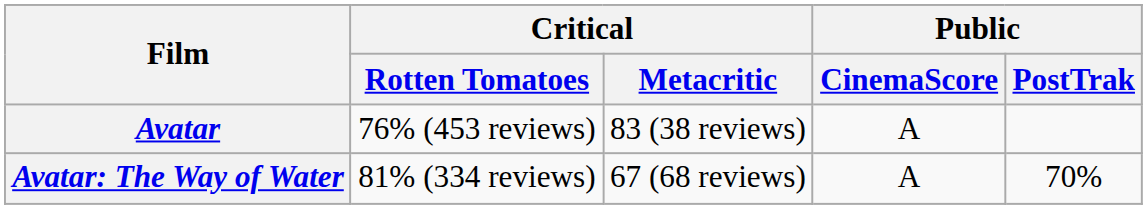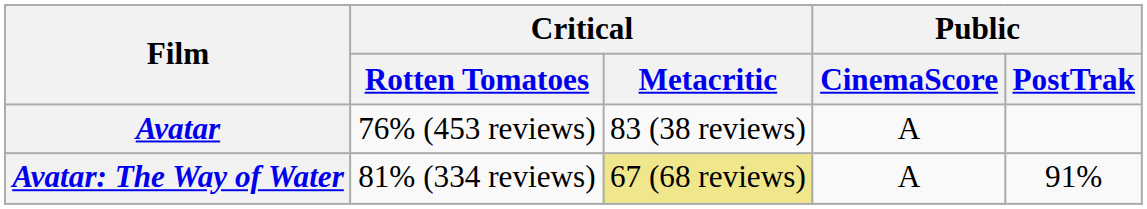(708, 177) no background -> (708, 177) khaki background
(1074, 177) 70% -> (1074, 177) 91%
